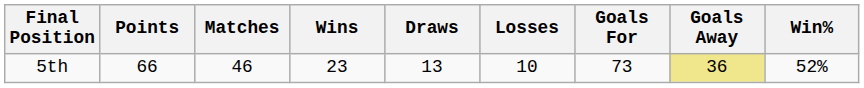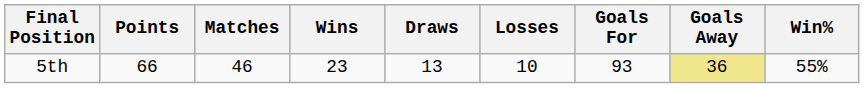(622, 68) 73 -> (622, 68) 93
(812, 68) 52% -> (812, 68) 55%
